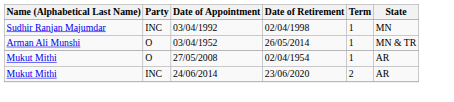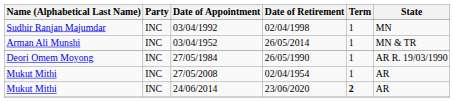(149, 43) O -> (154, 43) INC
+ row: (195, 58)
(149, 58) O -> (154, 74) INC
(351, 74) normal -> (351, 89) bold
